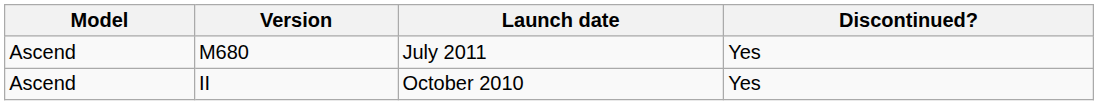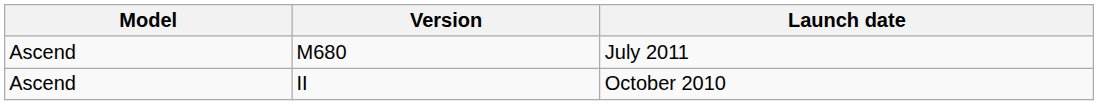- column: (909, 20)
